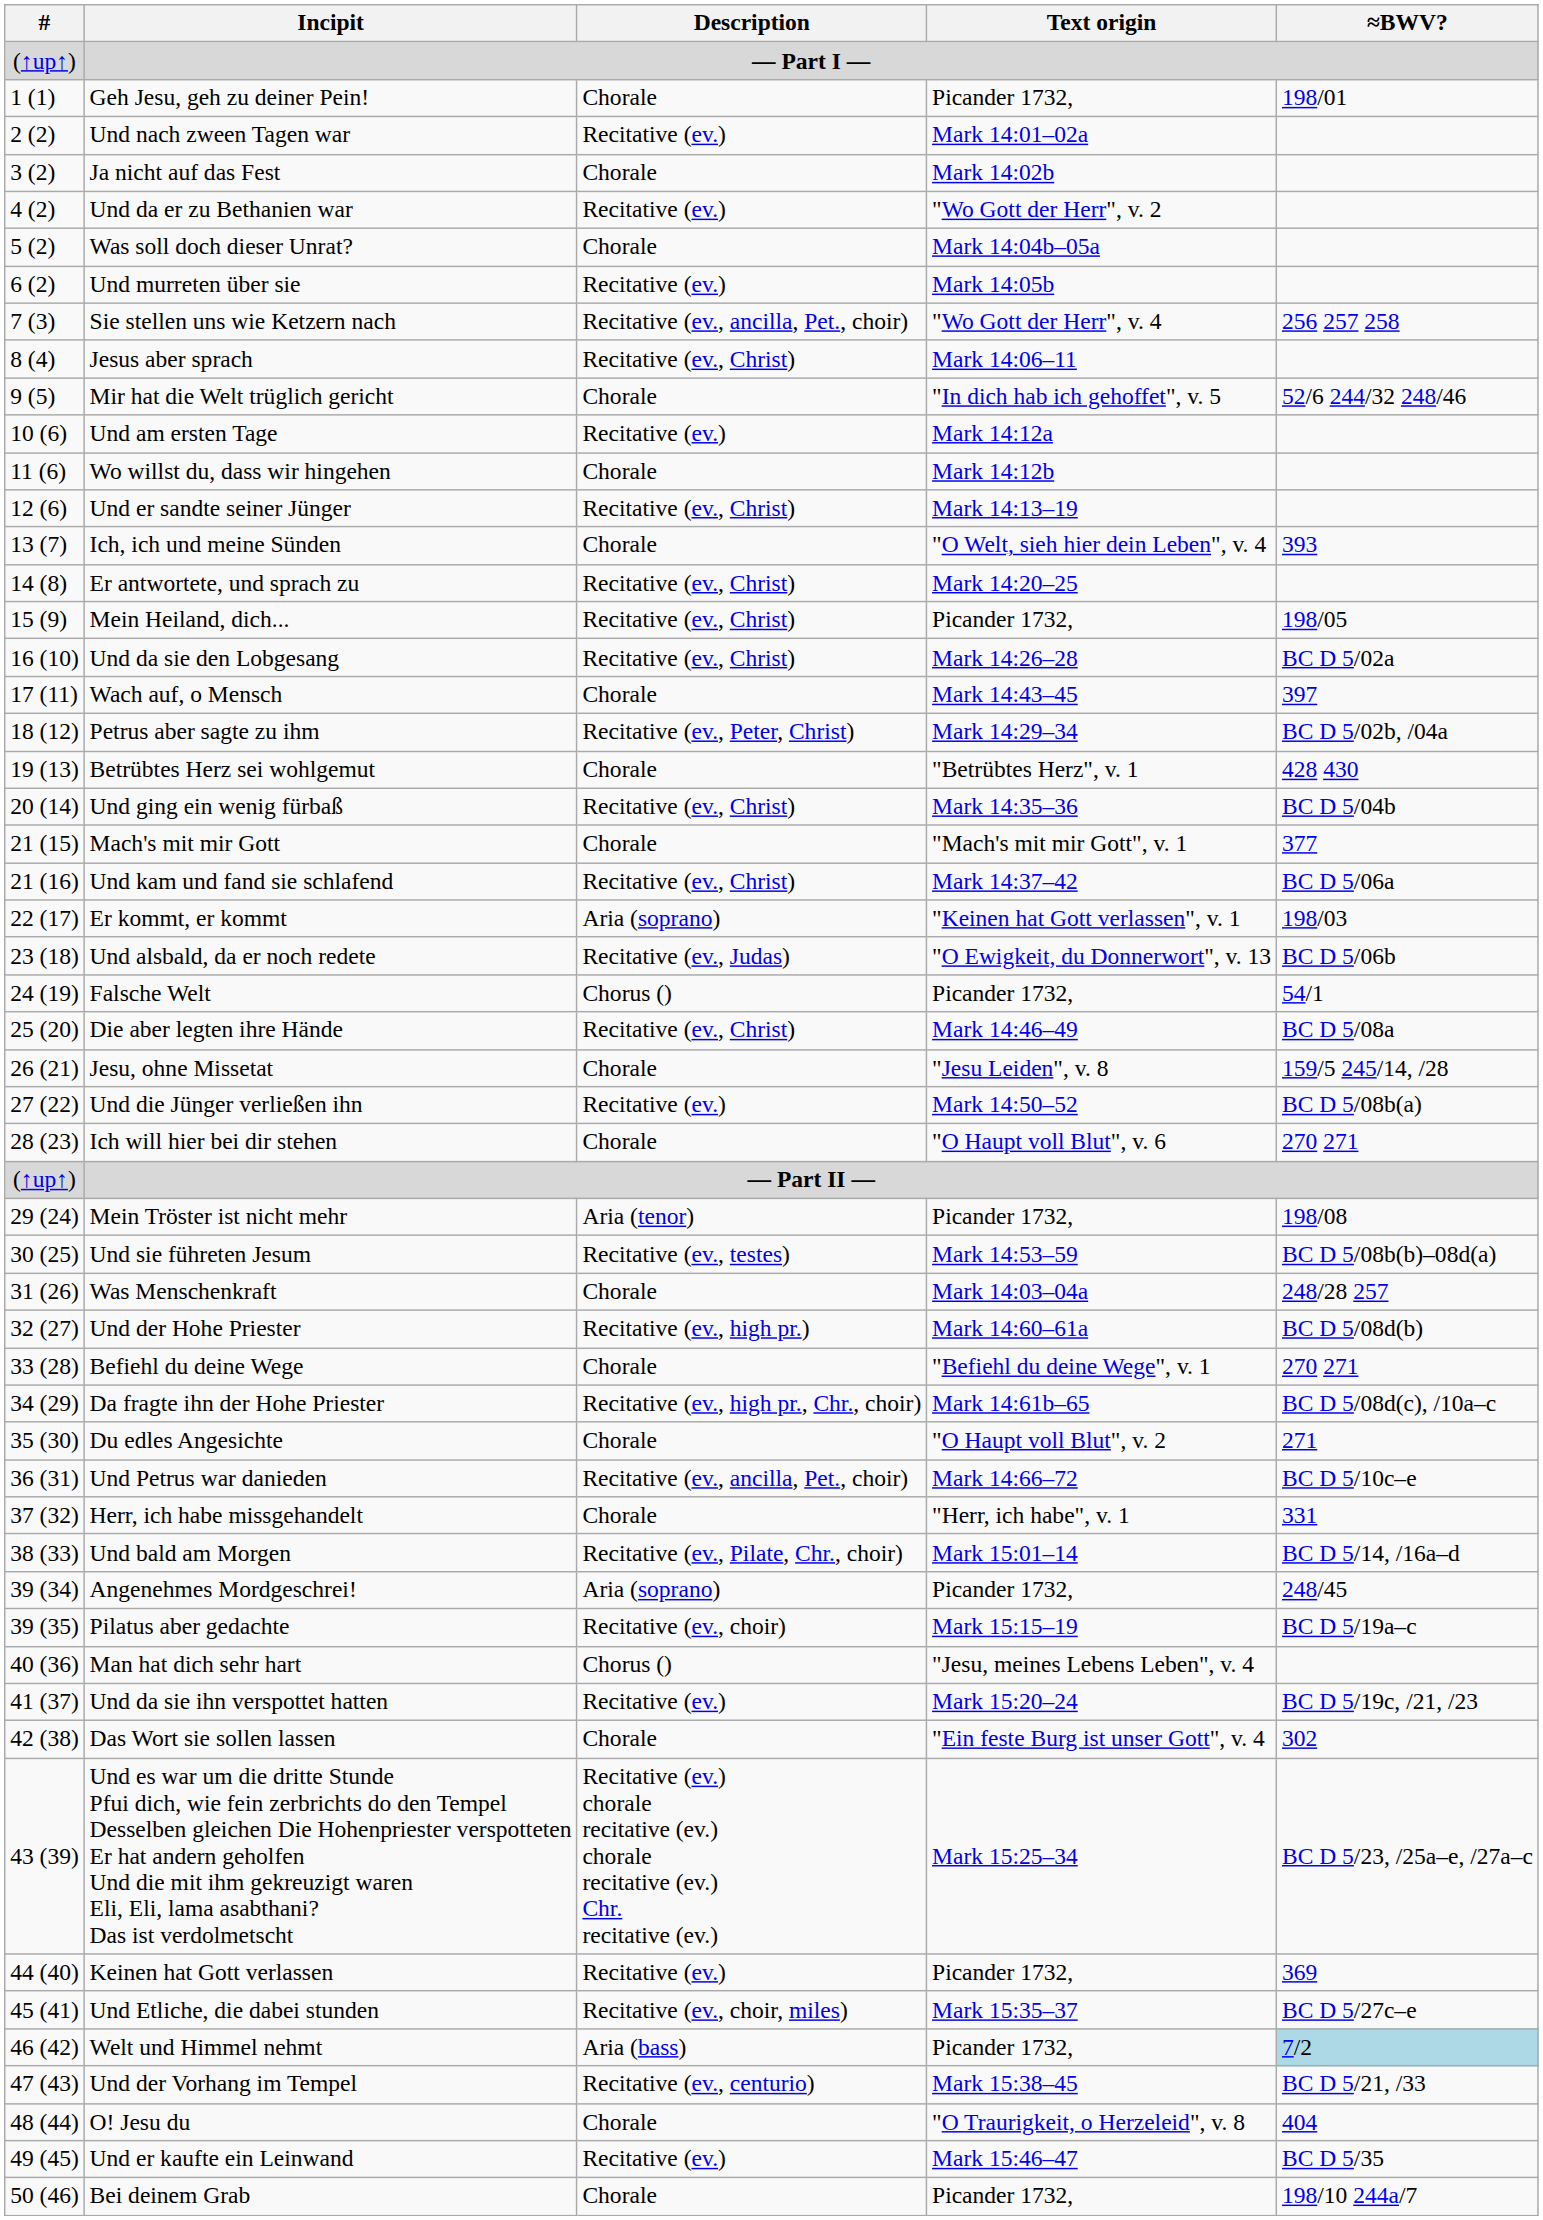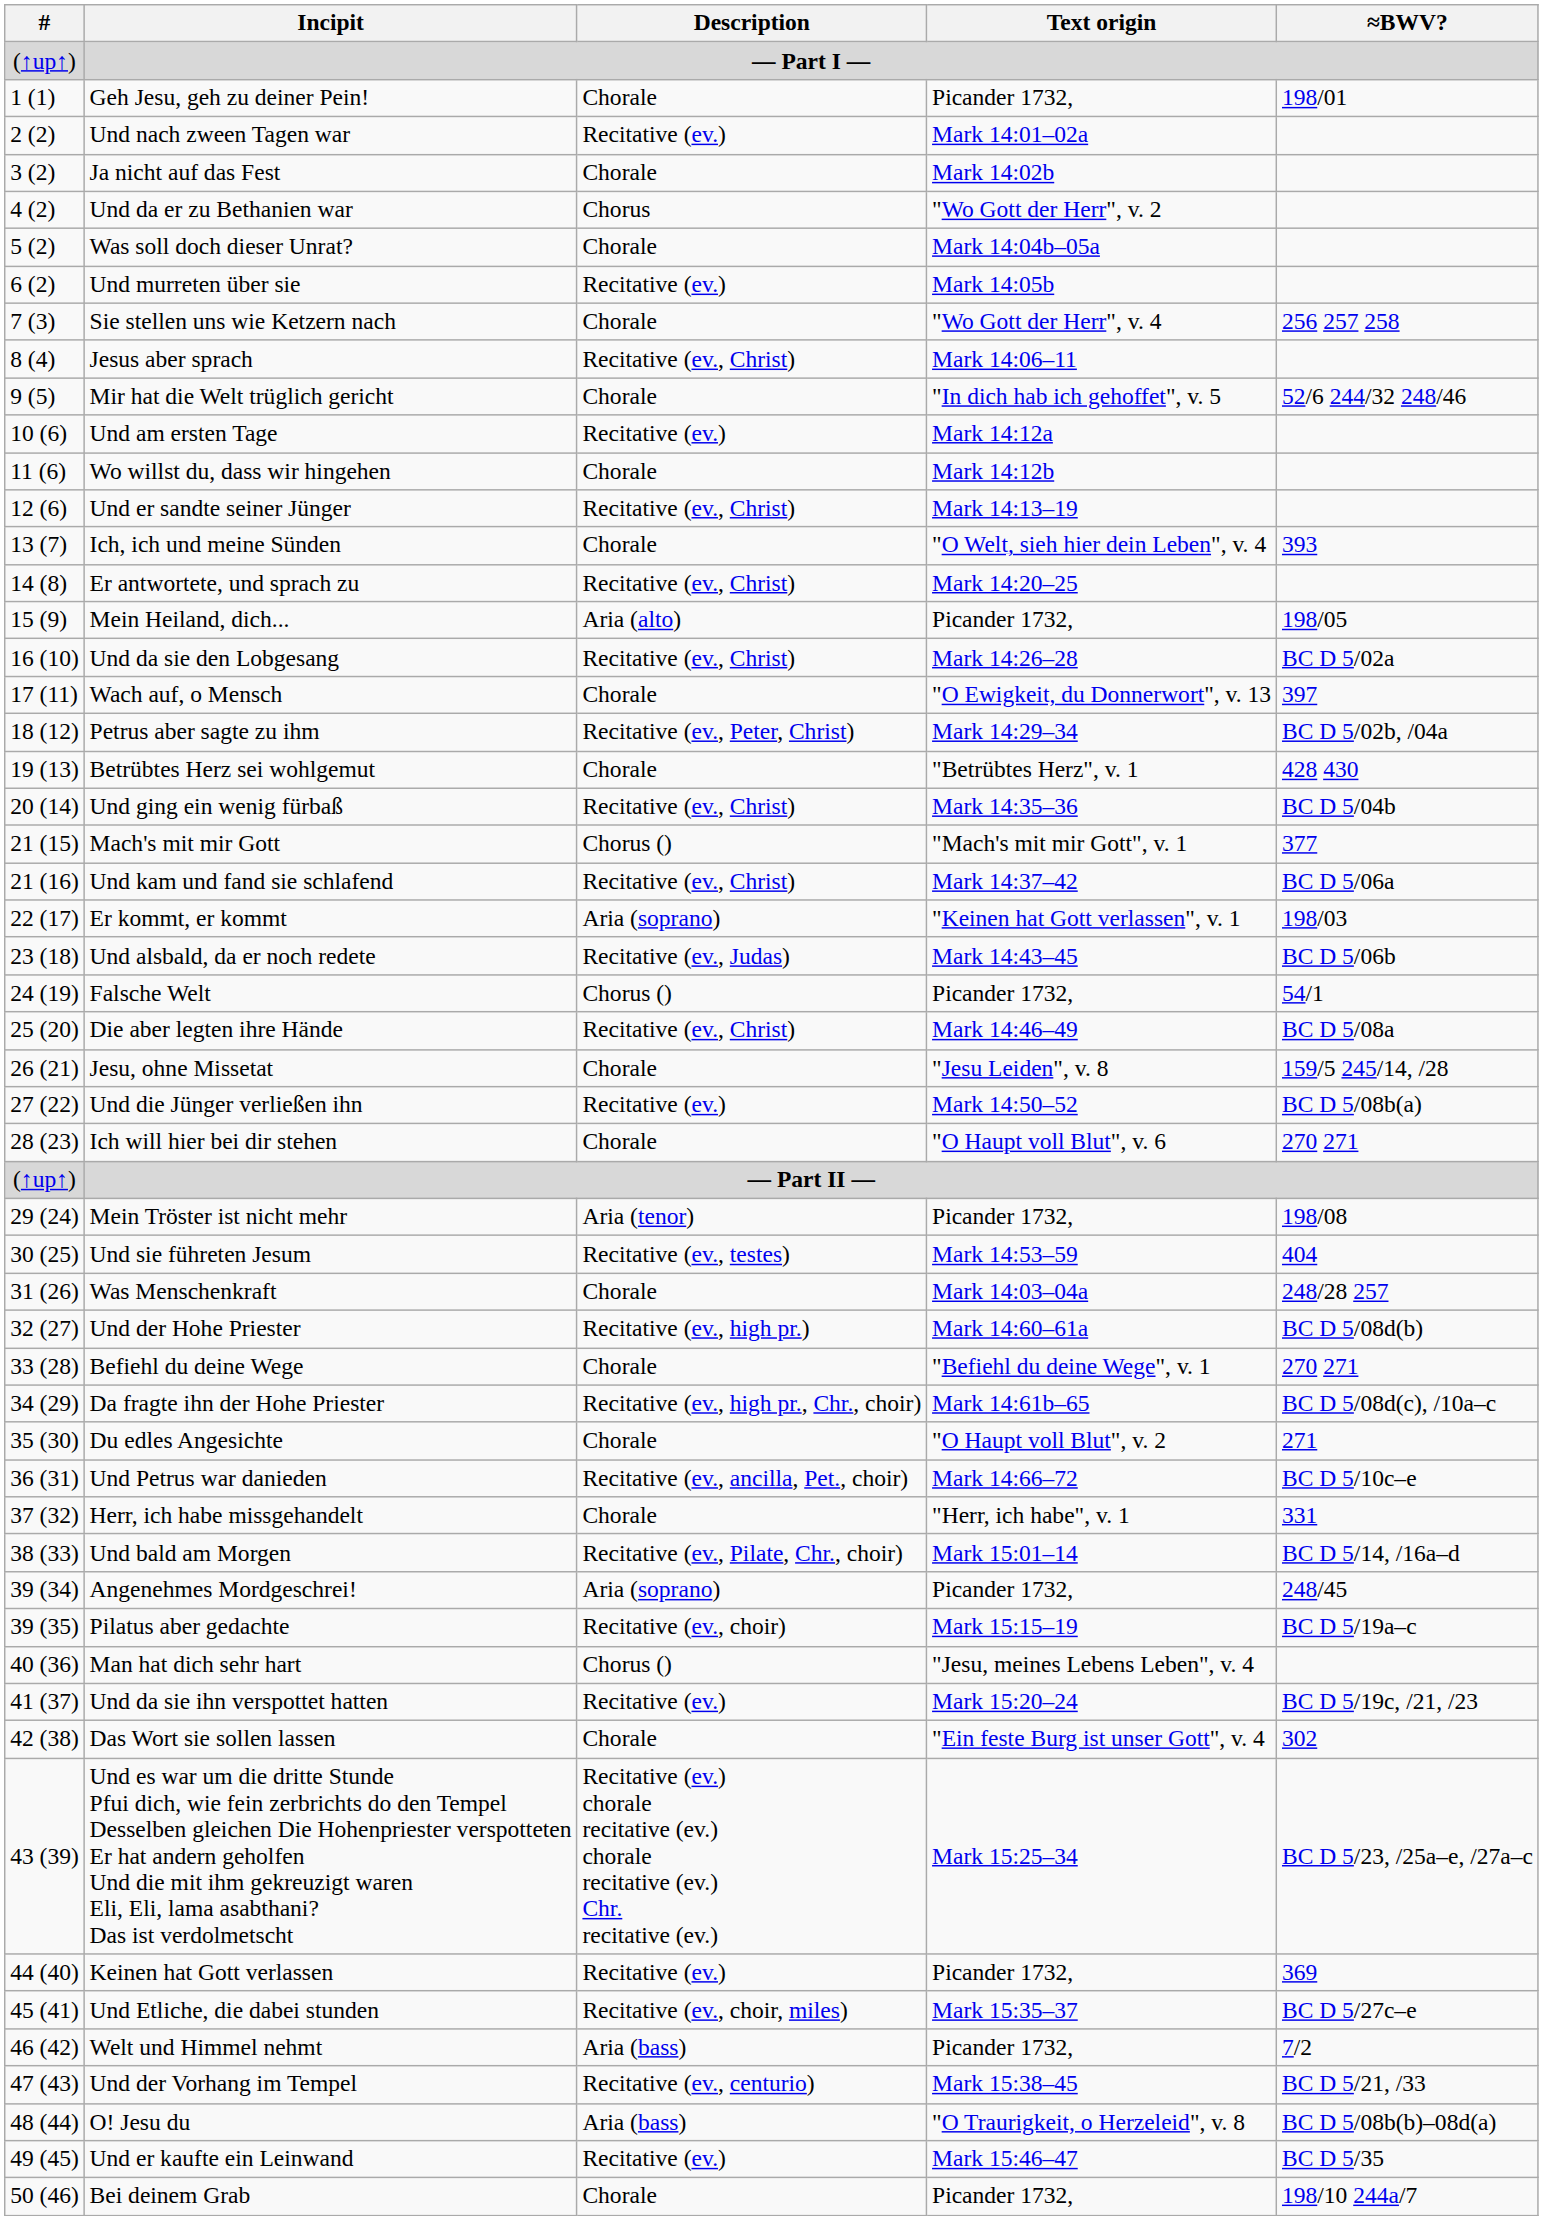(654, 209) Recitative (ev.) -> (616, 209) Chorus
(745, 321) Recitative (ev., ancilla, Pet., choir) -> (620, 321) Chorale
(689, 619) Recitative (ev., Christ) -> (632, 619) Aria (alto)
(1005, 694) Mark 14:43–45 -> (1102, 694) "O Ewigkeit, du Donnerwort", v. 13
(620, 843) Chorale -> (627, 843) Chorus ()
(1102, 955) "O Ewigkeit, du Donnerwort", v. 13 -> (1005, 955) Mark 14:43–45
(1389, 1254) BC D 5/08b(b)–08d(a) -> (1300, 1254) 404
(1297, 2046) lightblue background -> (1297, 2046) no background
(620, 2121) Chorale -> (634, 2121) Aria (bass)
(1300, 2121) 404 -> (1389, 2121) BC D 5/08b(b)–08d(a)
